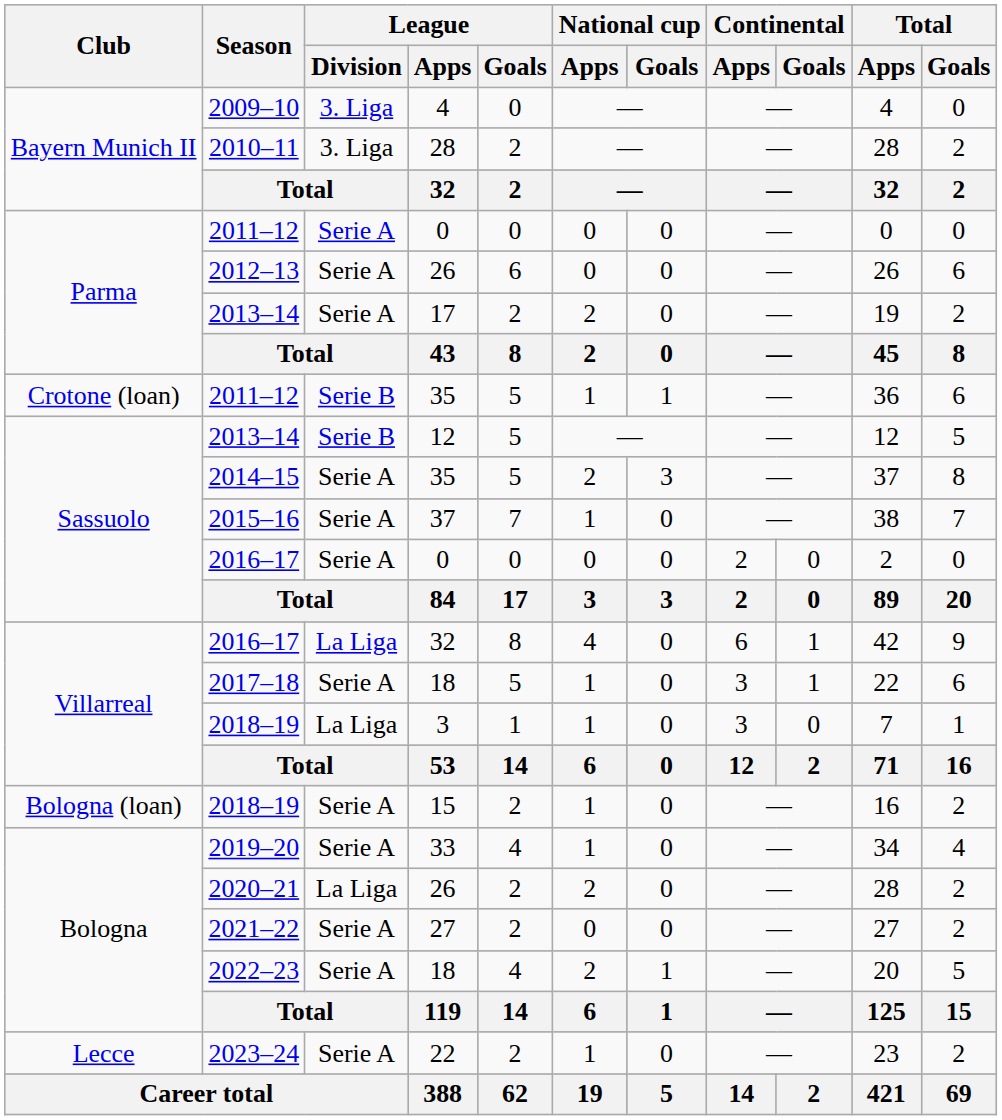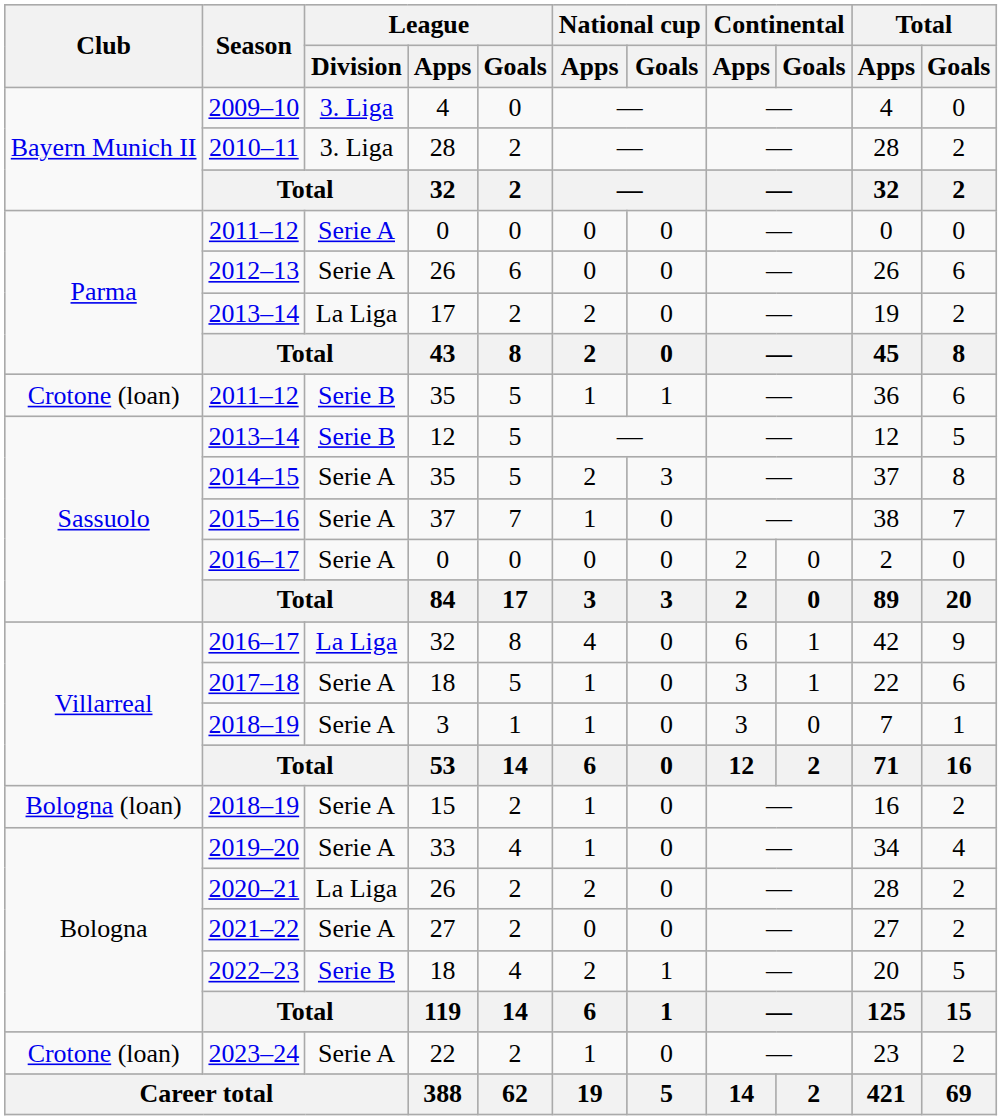(356, 312) Serie A -> (356, 312) La Liga
(356, 723) La Liga -> (356, 723) Serie A
(356, 970) Serie A -> (356, 970) Serie B
(104, 1052) Lecce -> (104, 1052) Crotone (loan)
